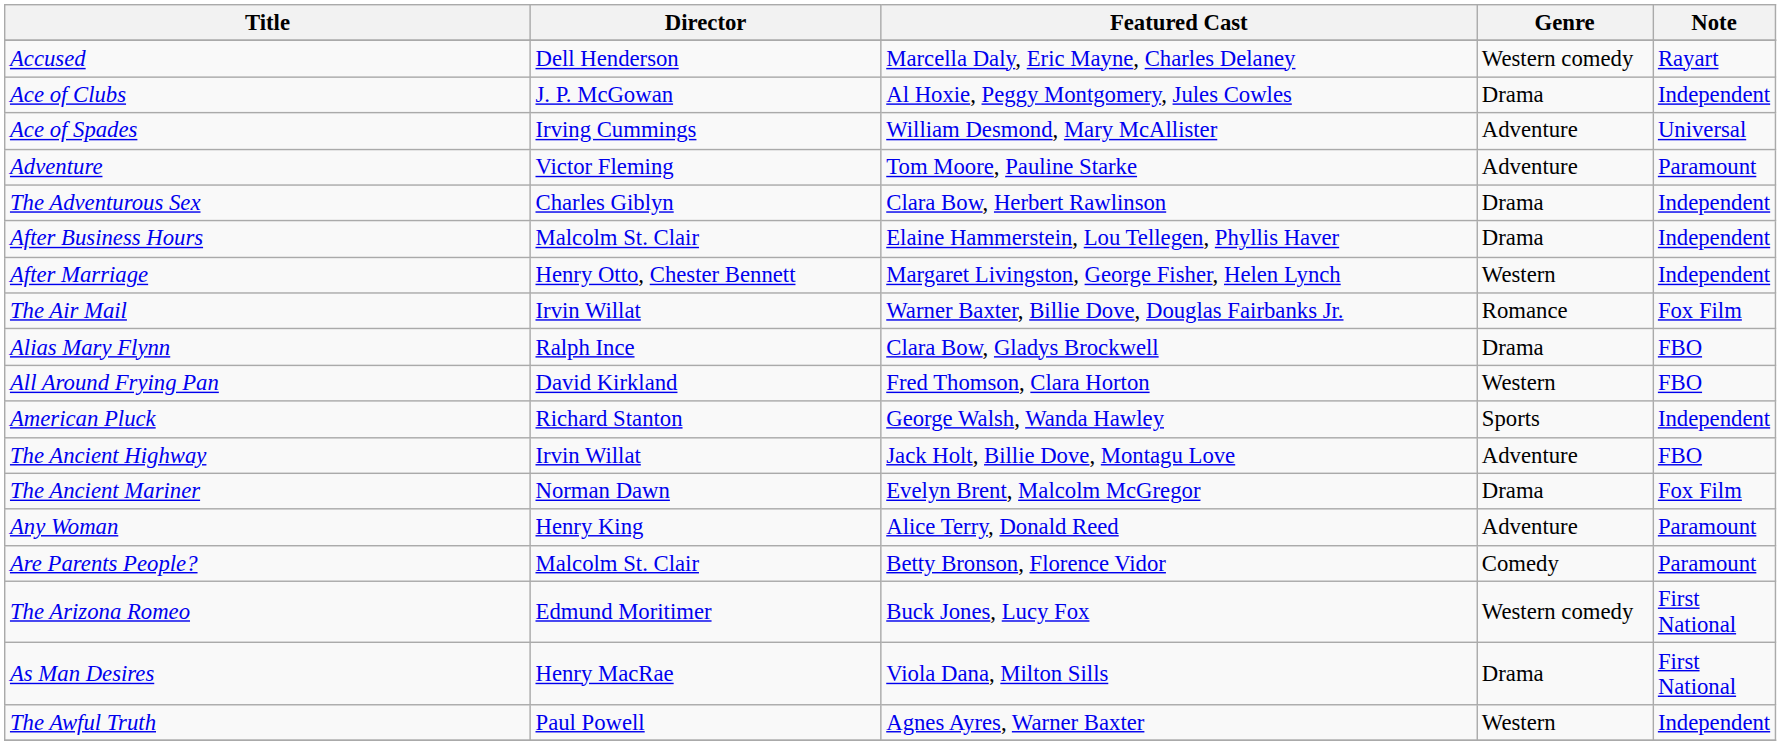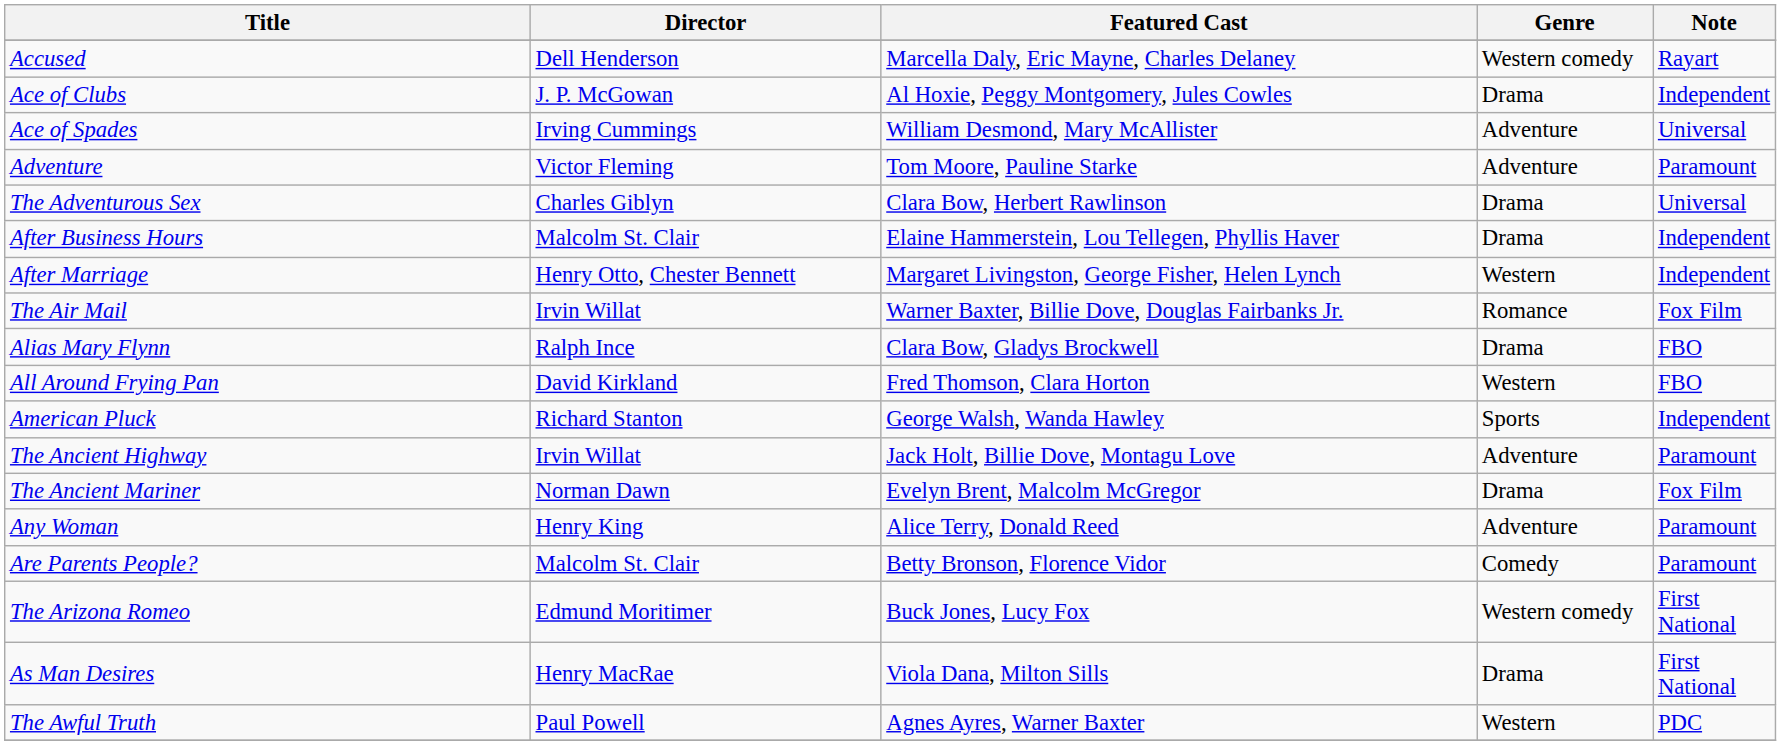(1714, 202) Independent -> (1702, 202) Universal
(1680, 454) FBO -> (1707, 454) Paramount
(1714, 722) Independent -> (1680, 722) PDC
